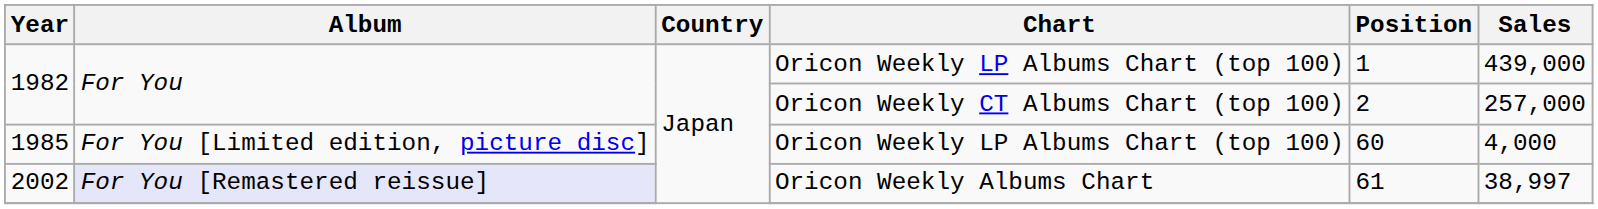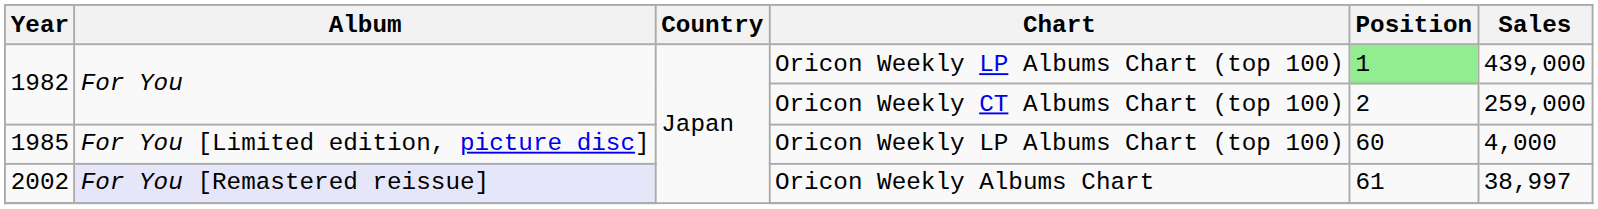(1363, 64) no background -> (1363, 64) lightgreen background
(1535, 104) 257,000 -> (1535, 104) 259,000
